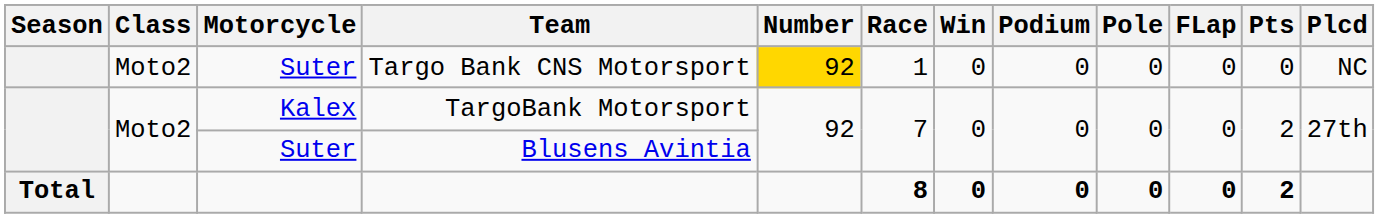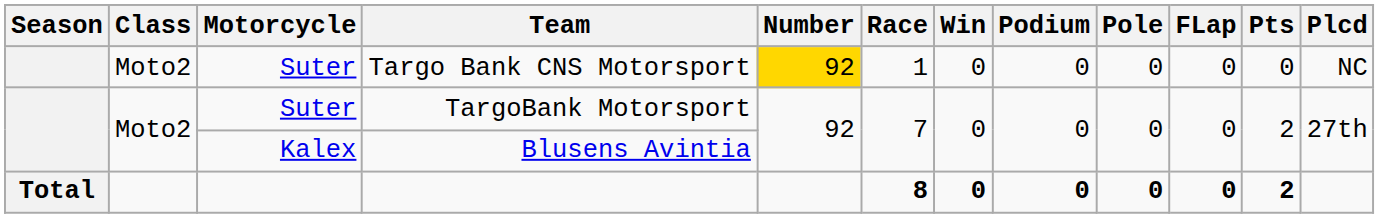(318, 109) Kalex -> (318, 109) Suter
(318, 150) Suter -> (318, 150) Kalex
